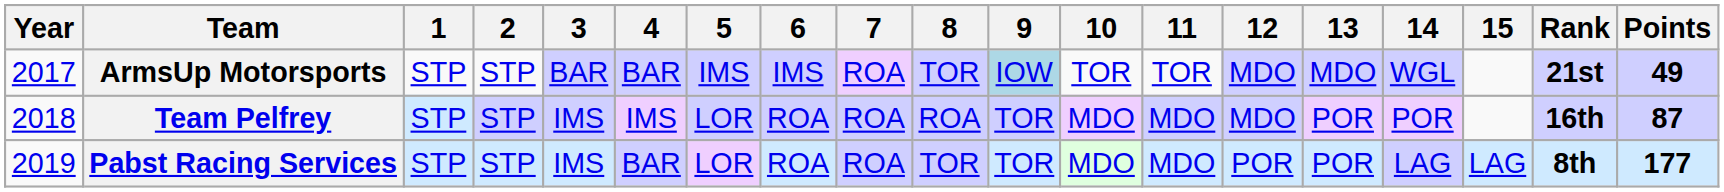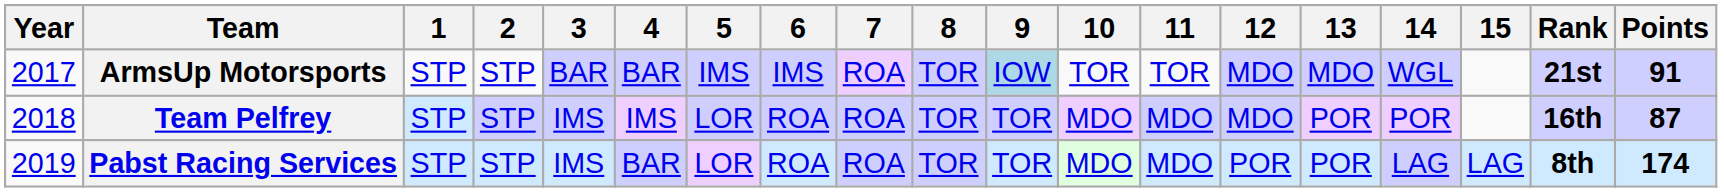(1667, 72) 49 -> (1665, 72) 91
(950, 118) ROA -> (949, 118) TOR
(1667, 163) 177 -> (1665, 163) 174
